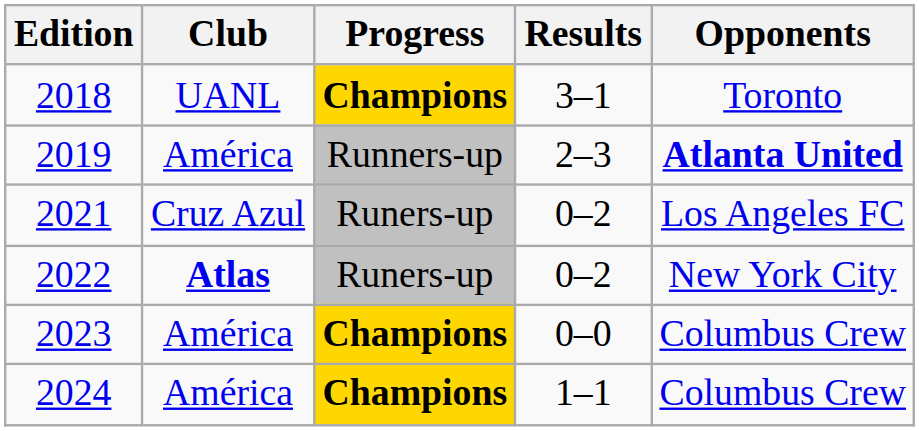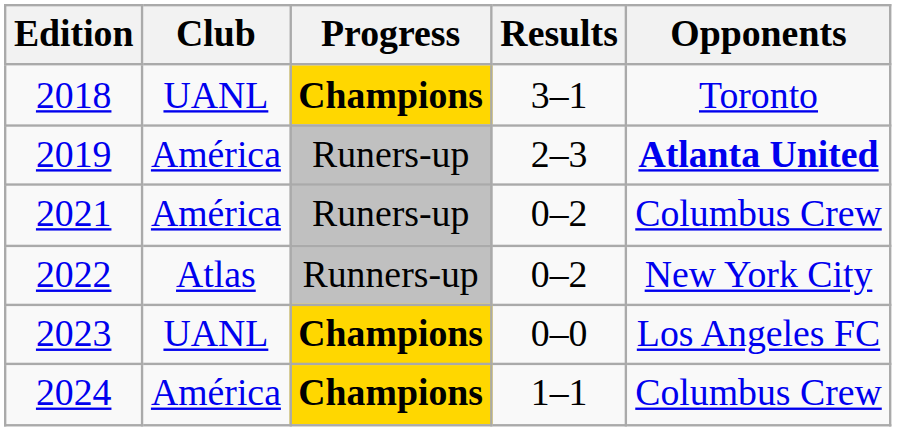(415, 154) Runners-up -> (391, 154) Runers-up
(228, 214) Cruz Azul -> (216, 214) América
(783, 214) Los Angeles FC -> (759, 214) Columbus Crew
(228, 273) bold -> (216, 273) normal
(415, 273) Runers-up -> (391, 273) Runners-up
(228, 333) América -> (216, 333) UANL
(783, 333) Columbus Crew -> (758, 333) Los Angeles FC
